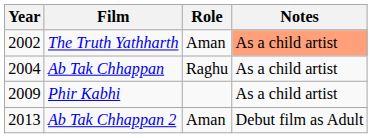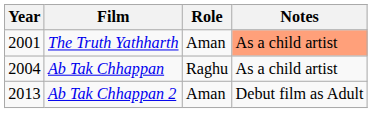(24, 42) 2002 -> (24, 42) 2001
- row: (84, 94)
